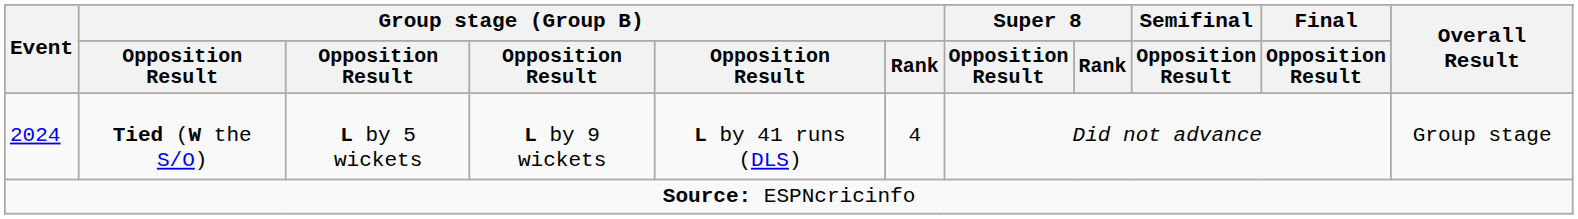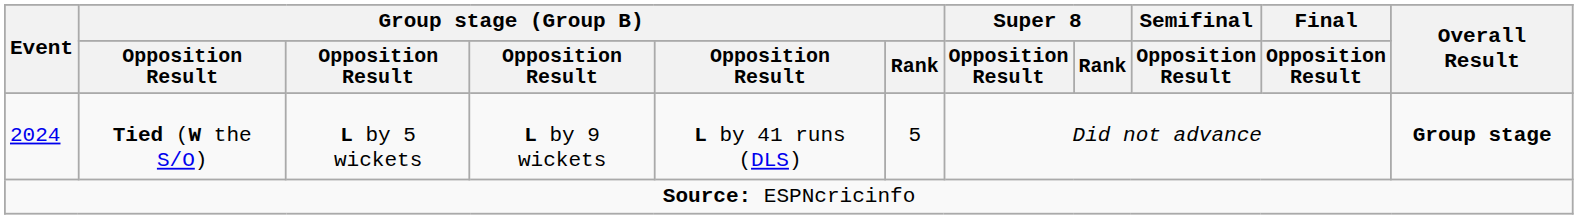(915, 136) 4 -> (915, 136) 5
(1482, 136) normal -> (1482, 136) bold
